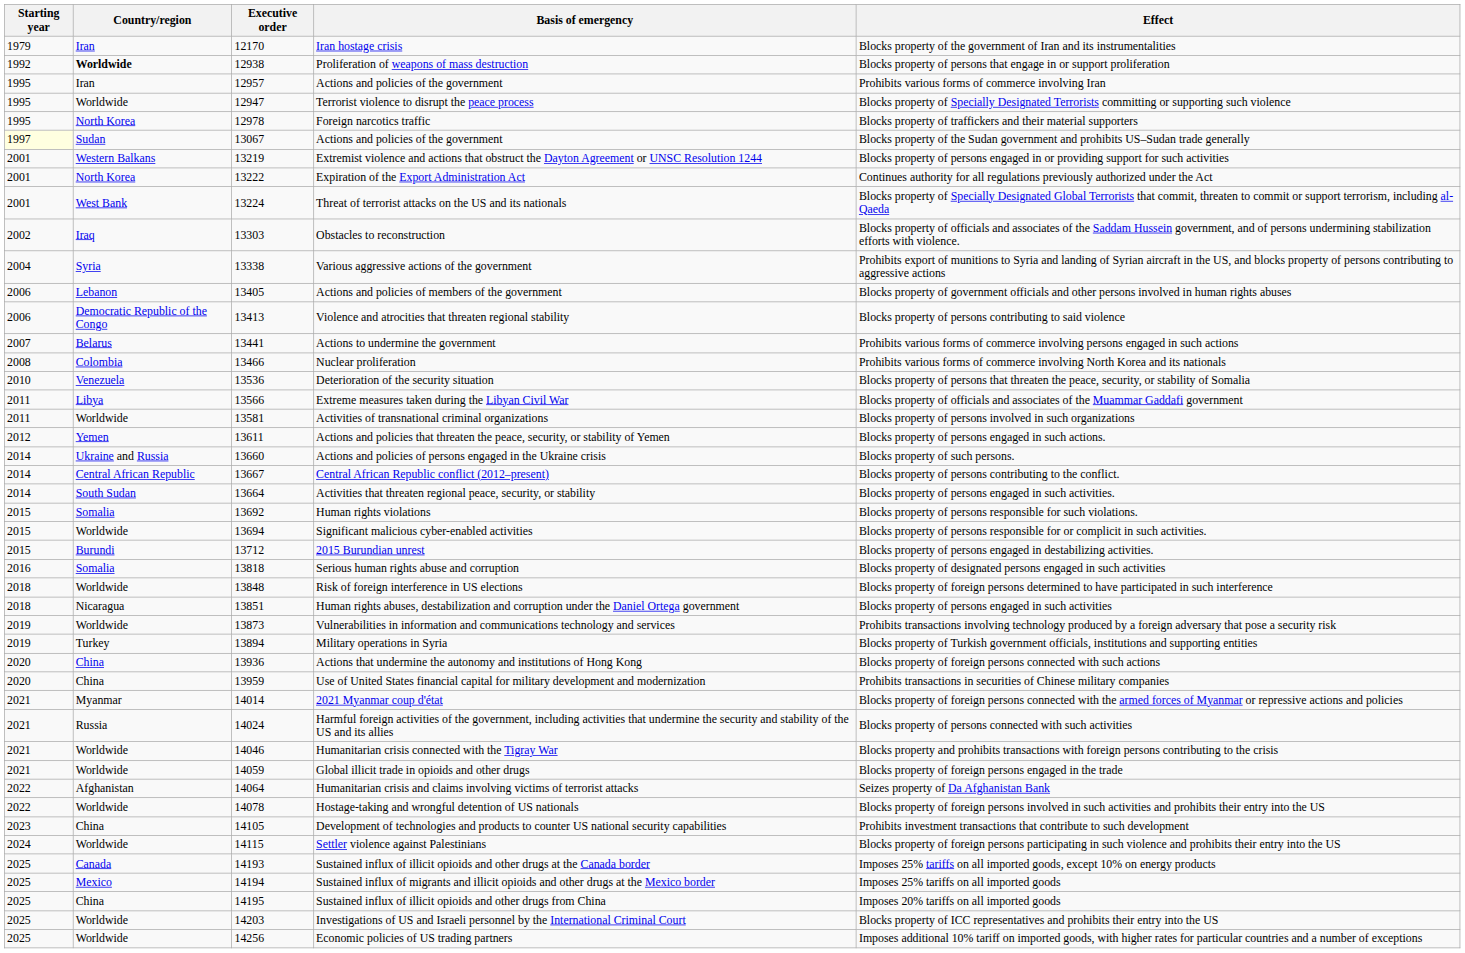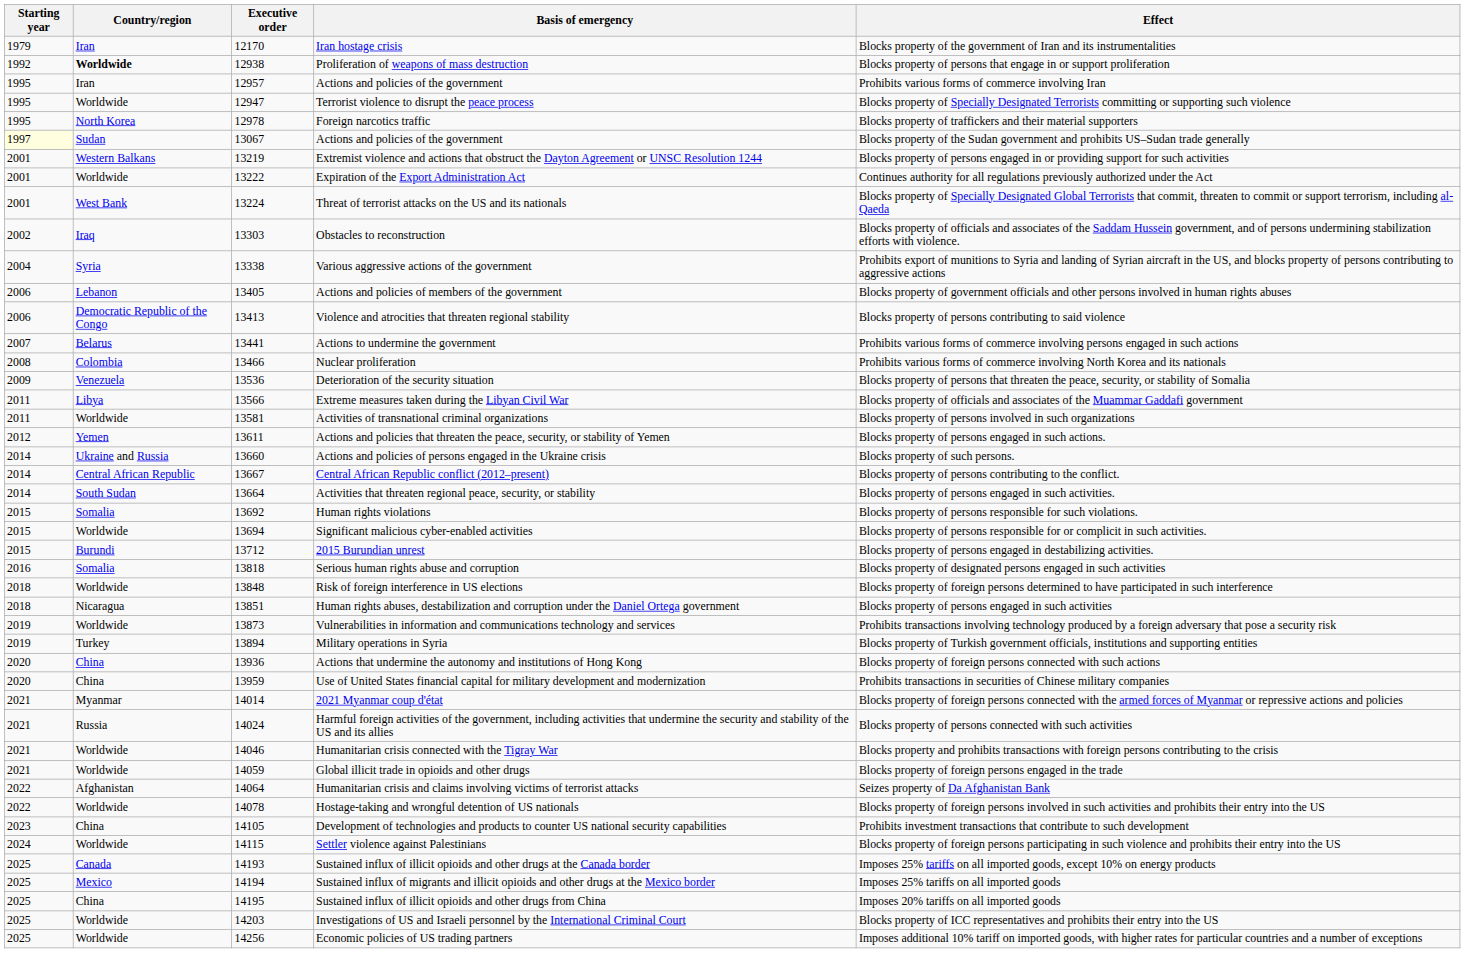(105, 177) North Korea -> (102, 177) Worldwide
(19, 380) 2010 -> (19, 380) 2009
